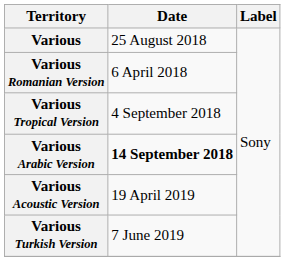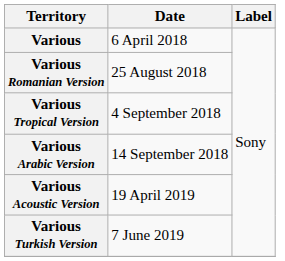(159, 40) 25 August 2018 -> (149, 40) 6 April 2018
(149, 72) 6 April 2018 -> (159, 72) 25 August 2018
(172, 154) bold -> (170, 154) normal
